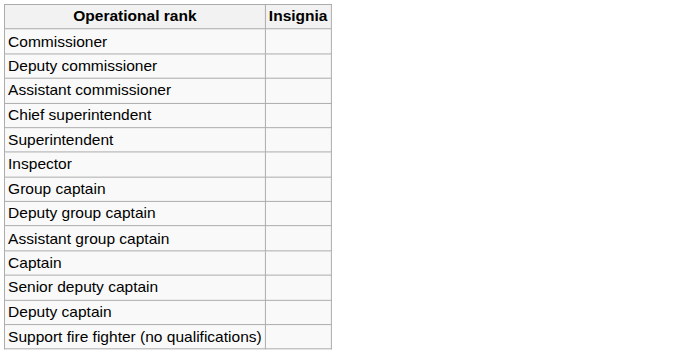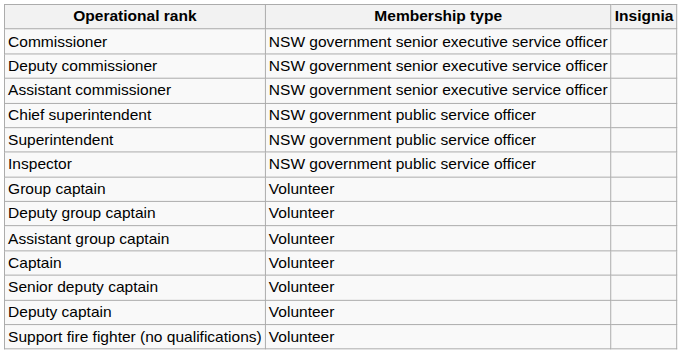+ column: (438, 16)
